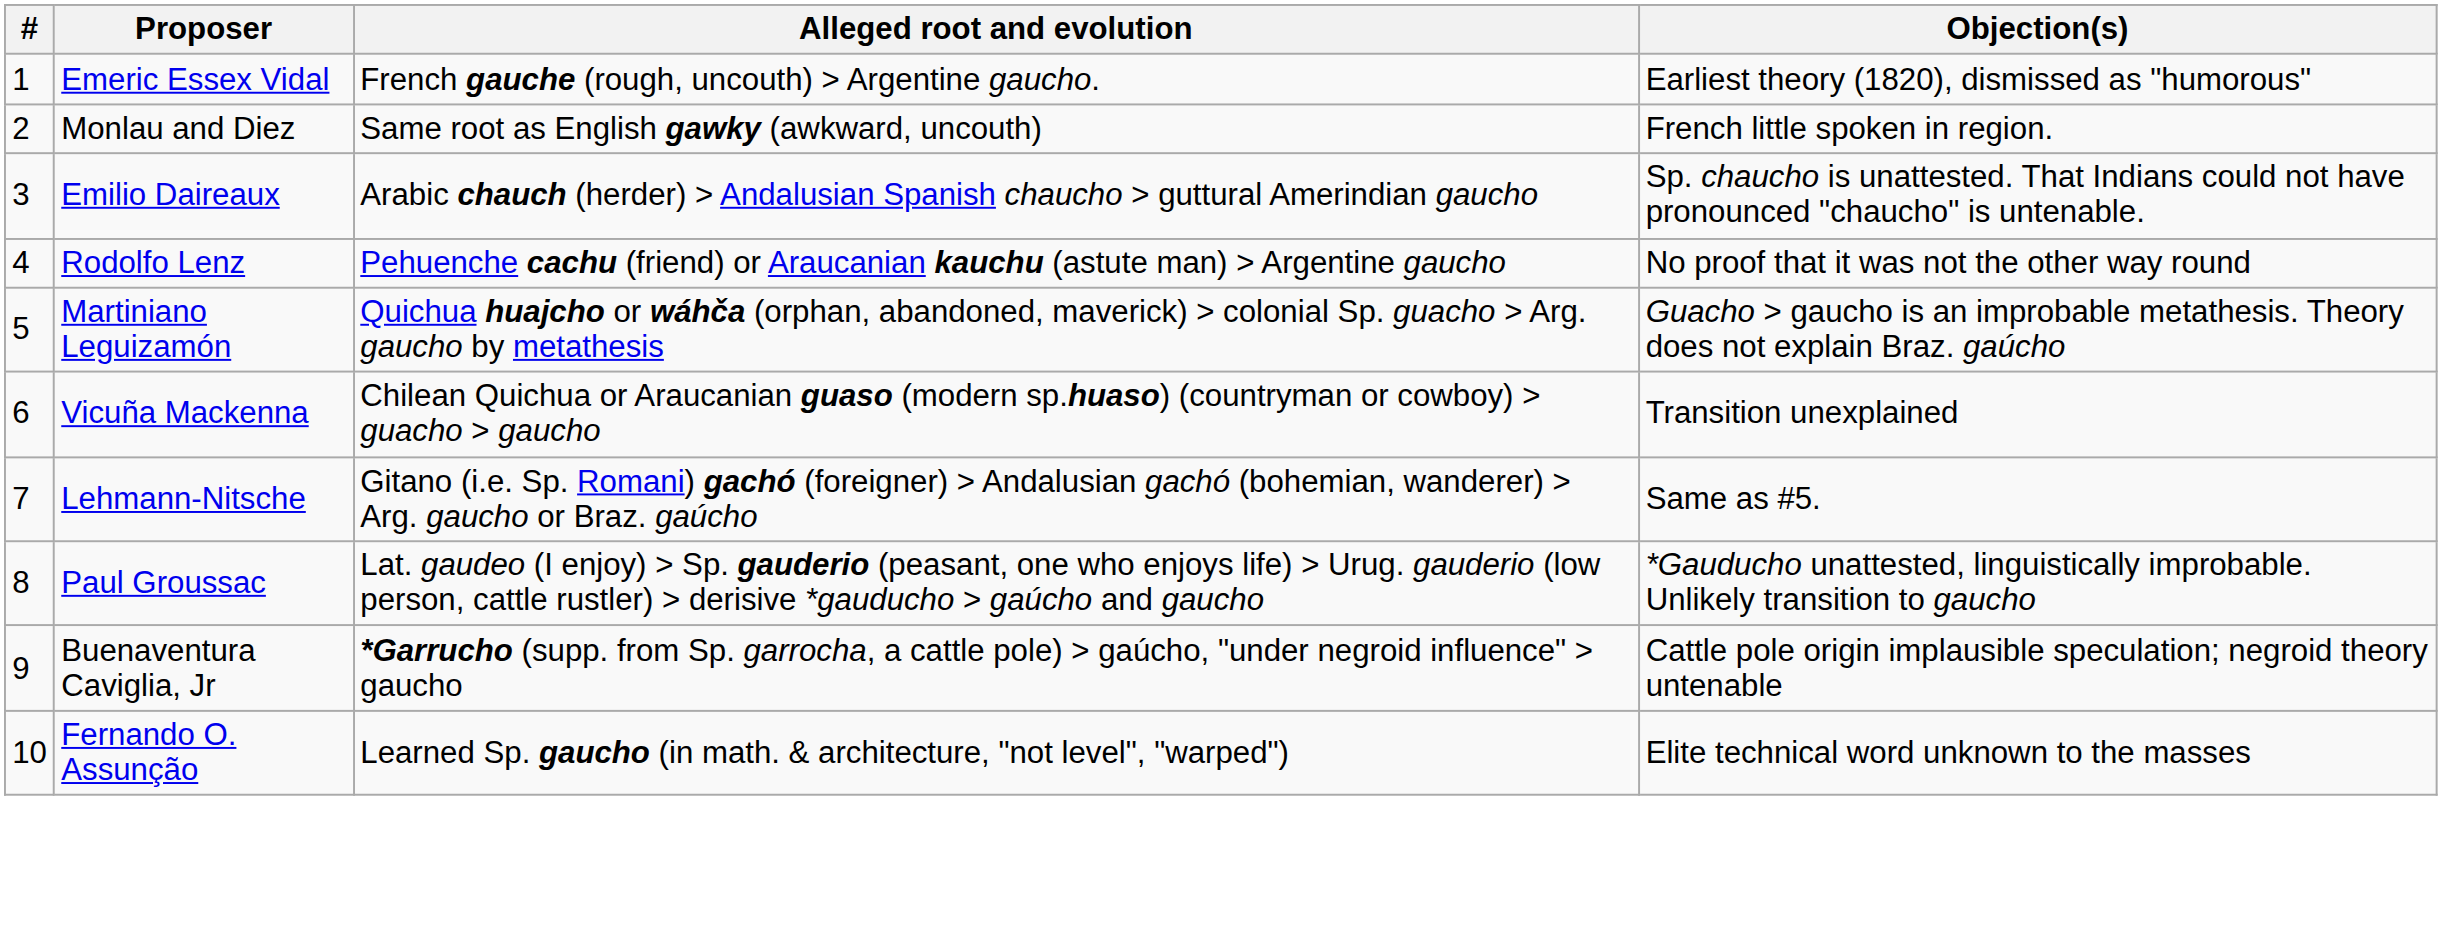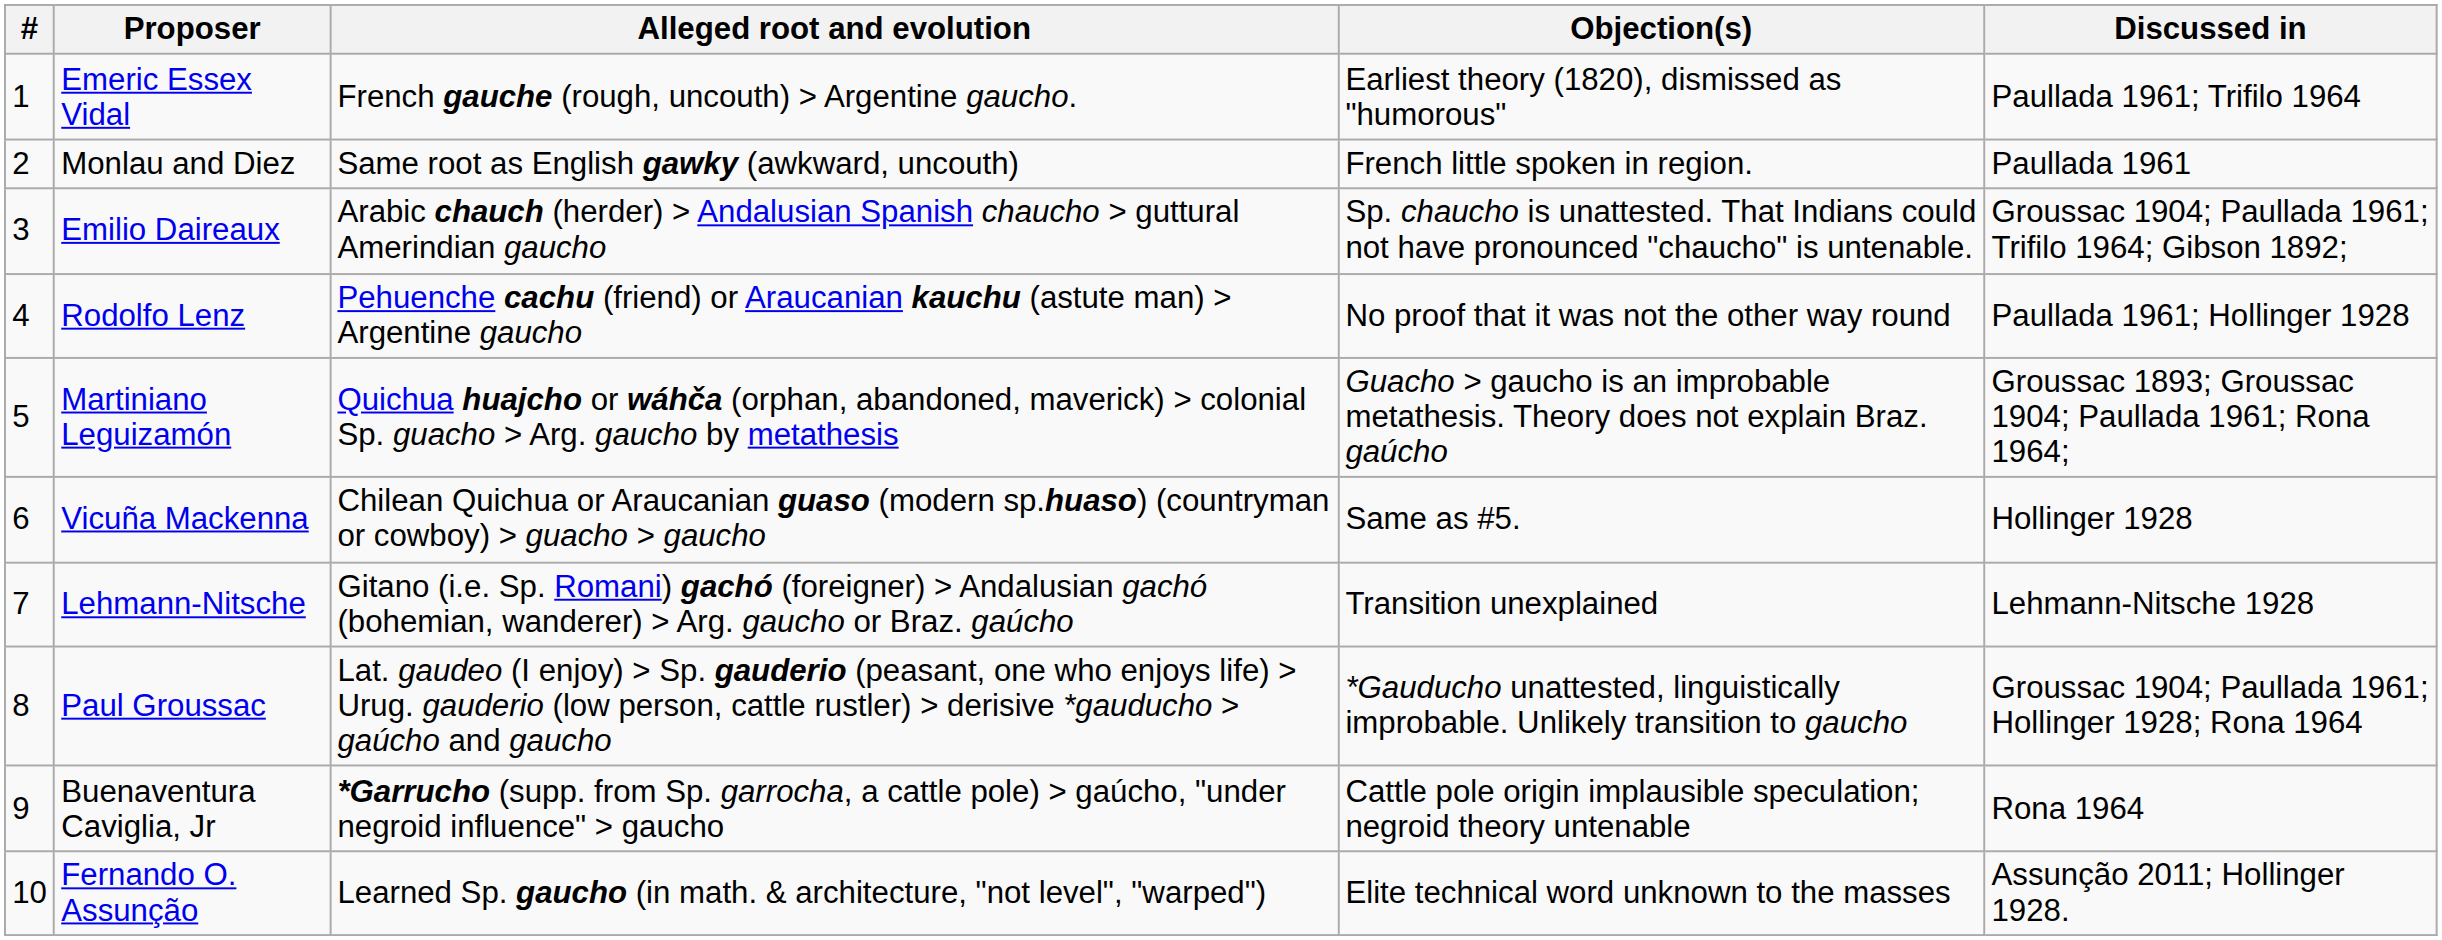+ column: (2210, 29)
(1802, 413) Transition unexplained -> (1433, 519) Same as #5.
(1733, 498) Same as #5. -> (1502, 603) Transition unexplained
